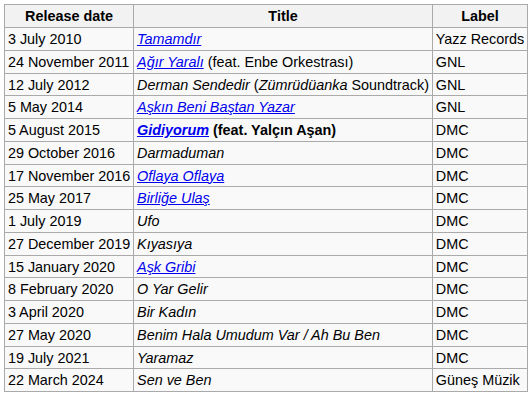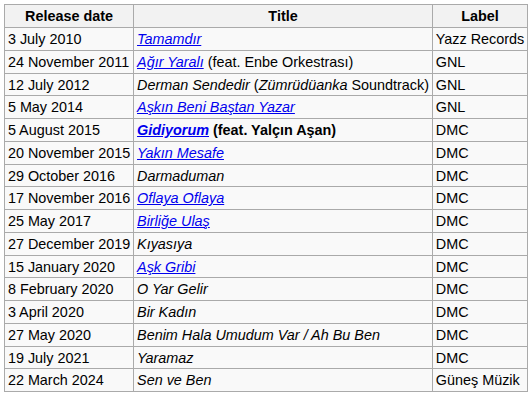+ row: (69, 153)
- row: (45, 221)
